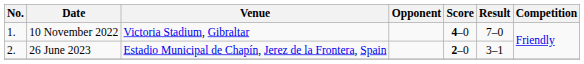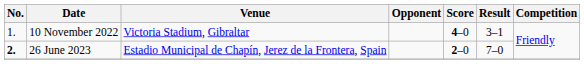(495, 31) 7–0 -> (495, 31) 3–1
(11, 50) normal -> (11, 50) bold
(495, 50) 3–1 -> (495, 50) 7–0
